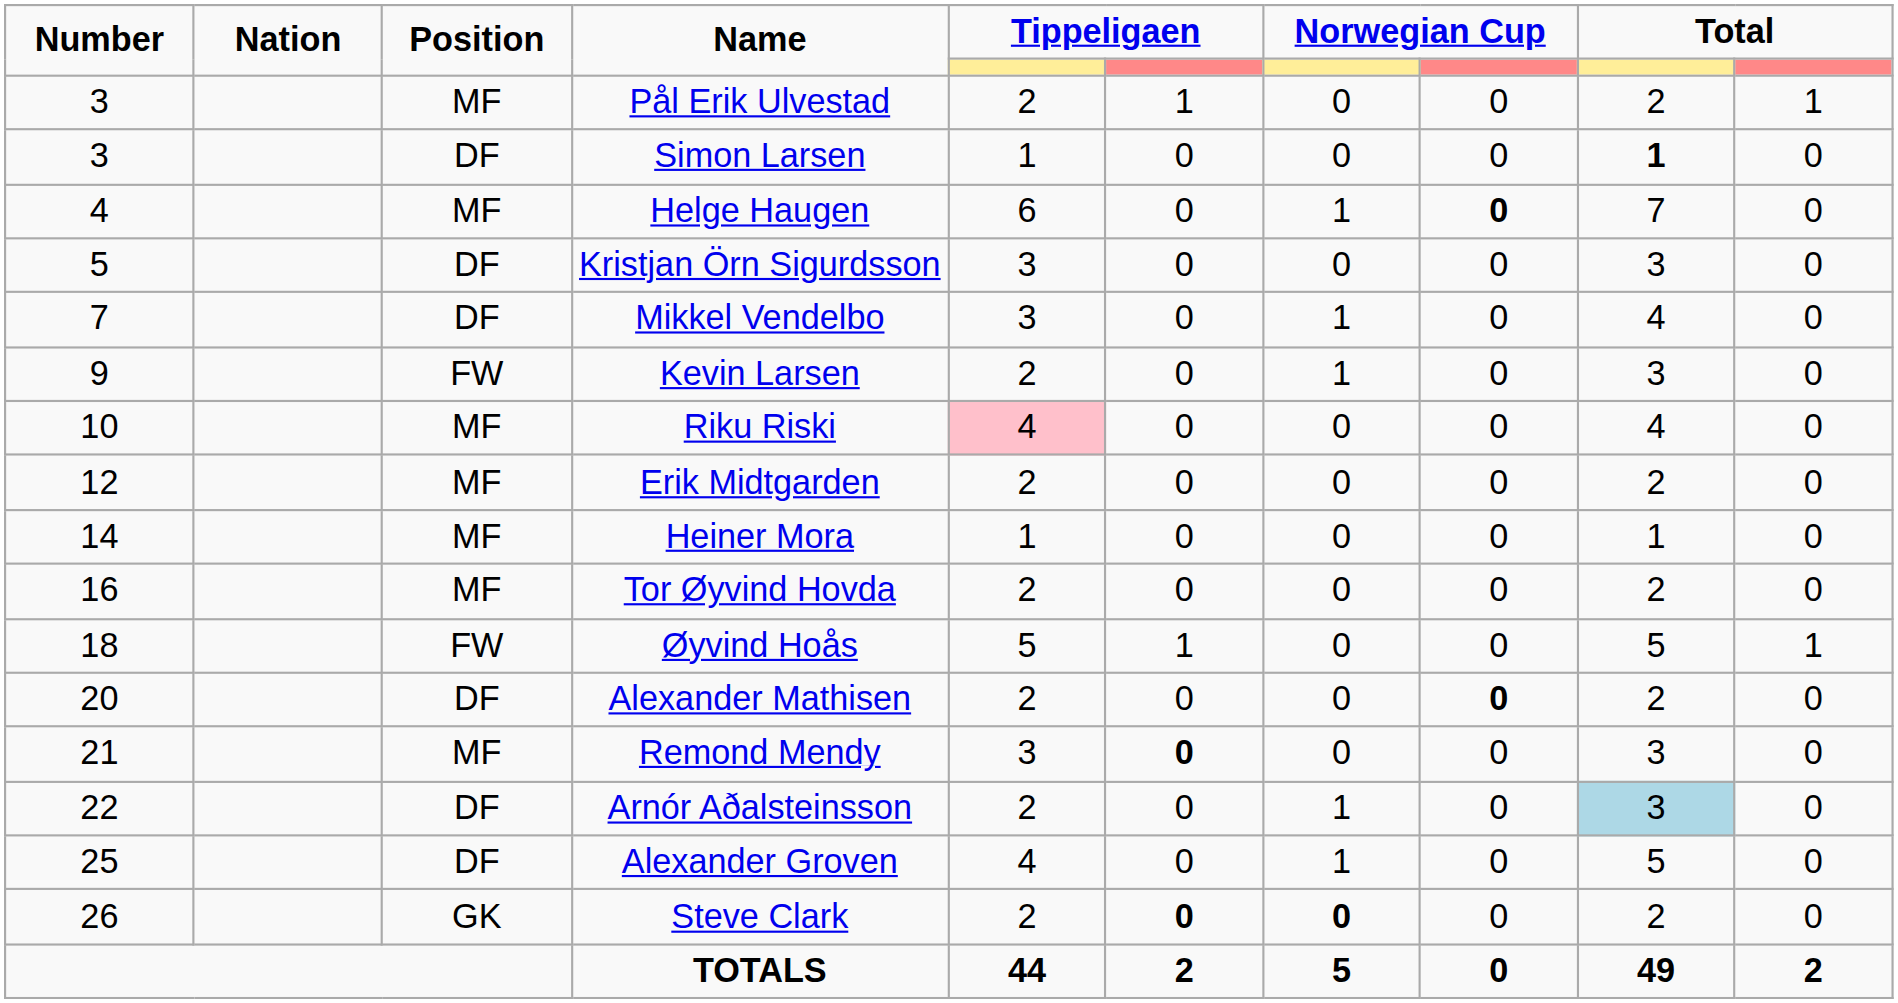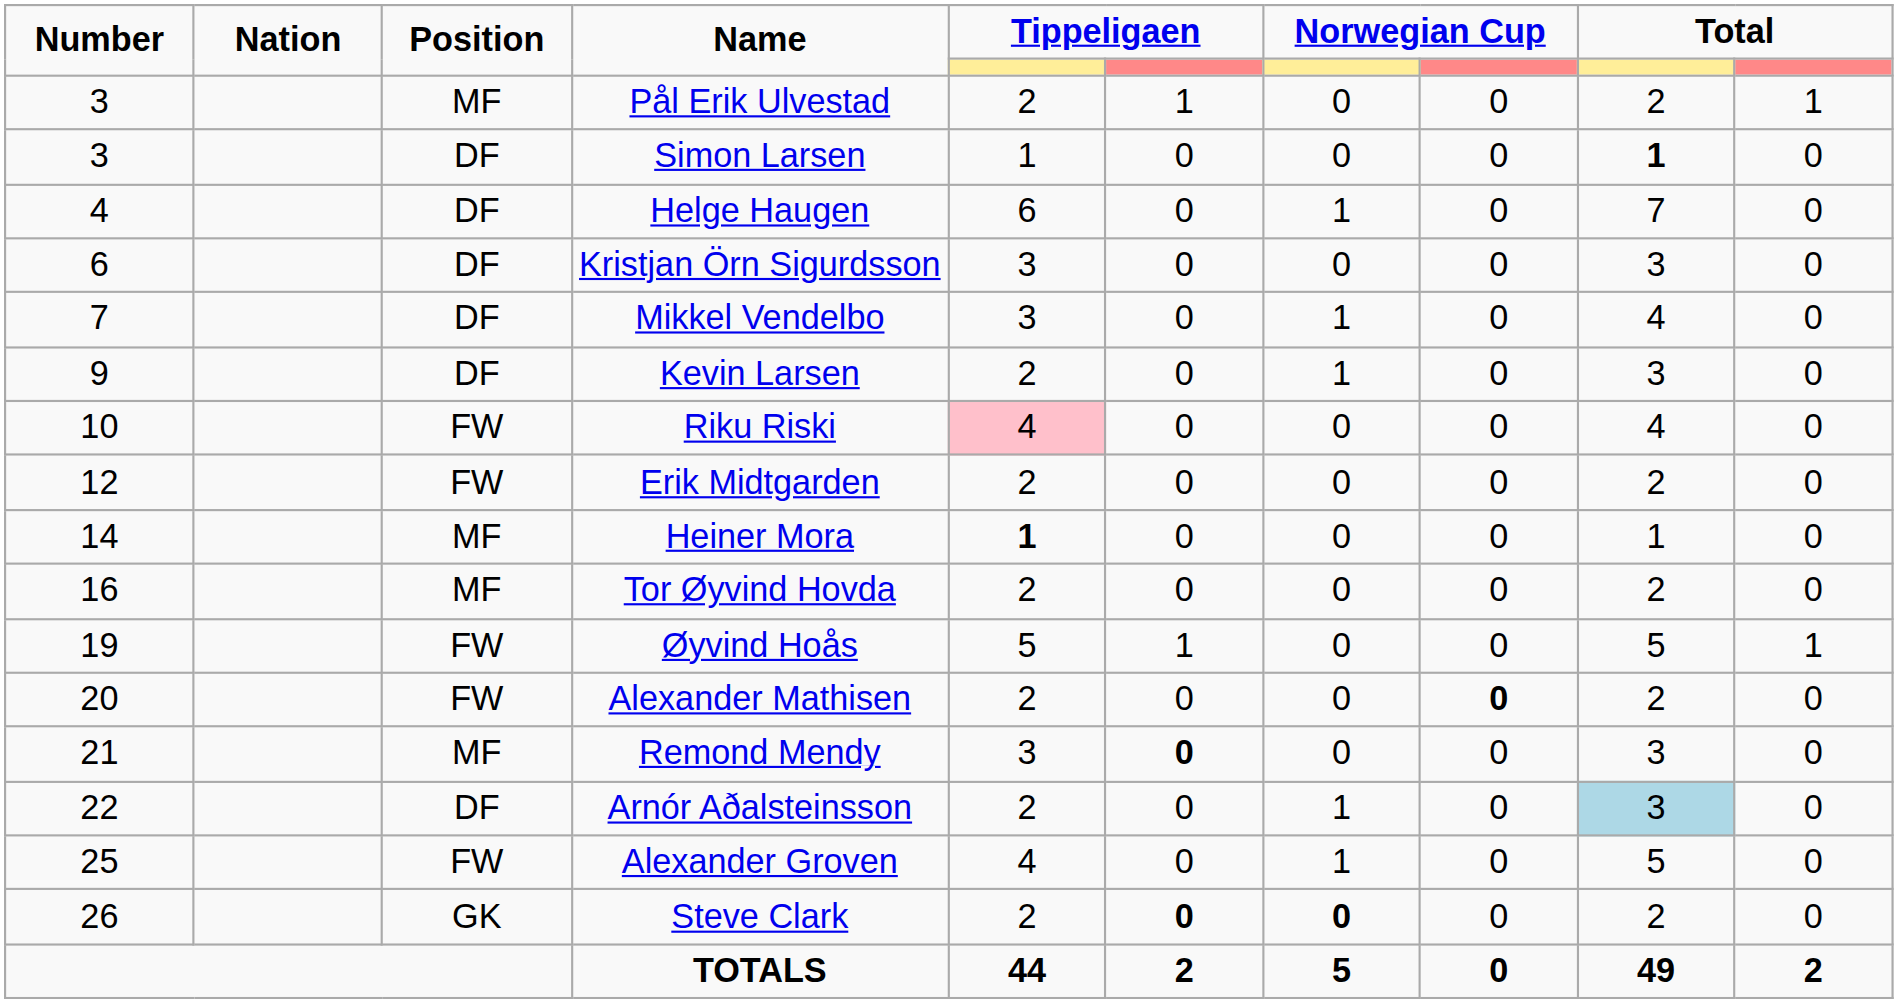(477, 210) MF -> (477, 210) DF
(1499, 210) bold -> (1499, 210) normal
(99, 264) 5 -> (99, 264) 6
(477, 373) FW -> (477, 373) DF
(477, 427) MF -> (477, 427) FW
(477, 481) MF -> (477, 481) FW
(1027, 536) normal -> (1027, 536) bold
(99, 644) 18 -> (99, 644) 19
(477, 699) DF -> (477, 699) FW
(477, 861) DF -> (477, 861) FW
